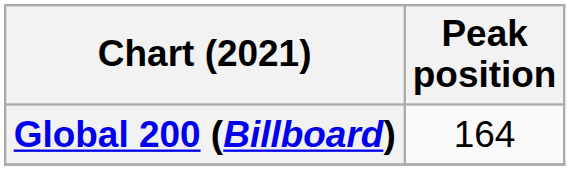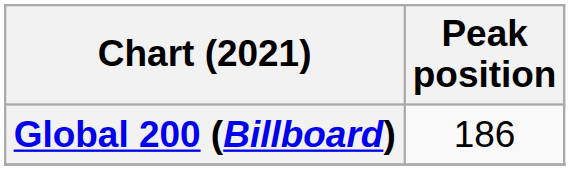(485, 134) 164 -> (485, 134) 186
